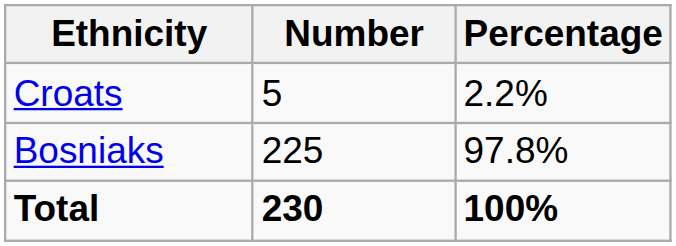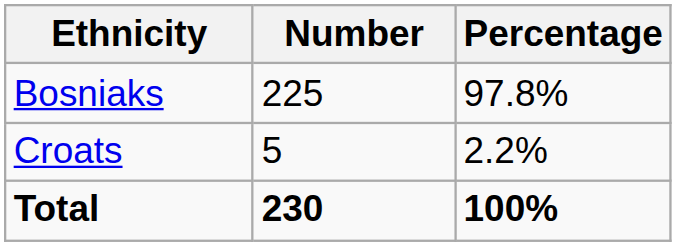rows swapped: (89, 151) <-> (68, 92)
